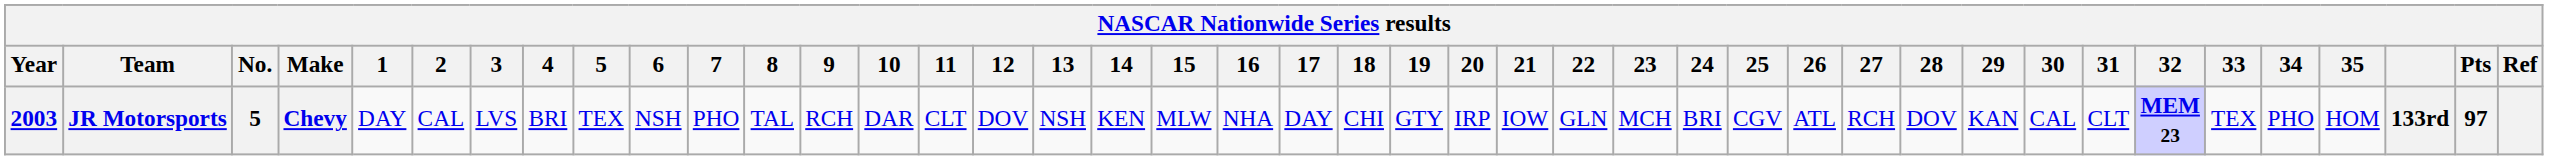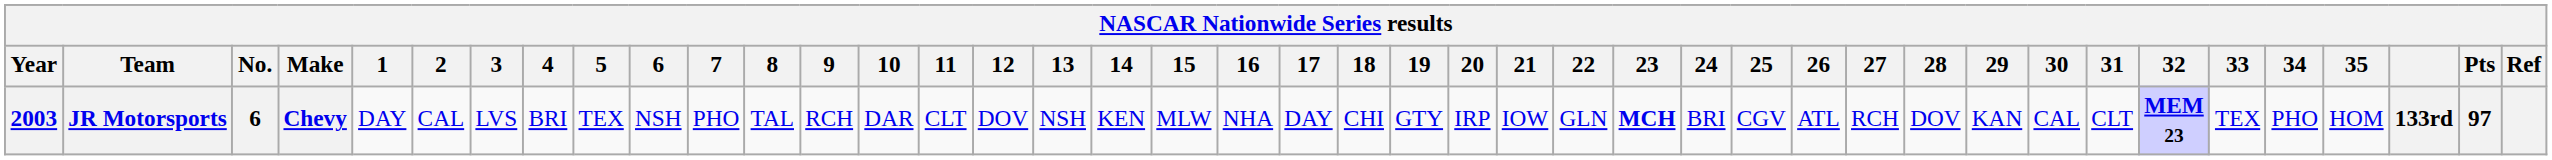(255, 119) 5 -> (255, 119) 6
(1645, 119) normal -> (1647, 119) bold
